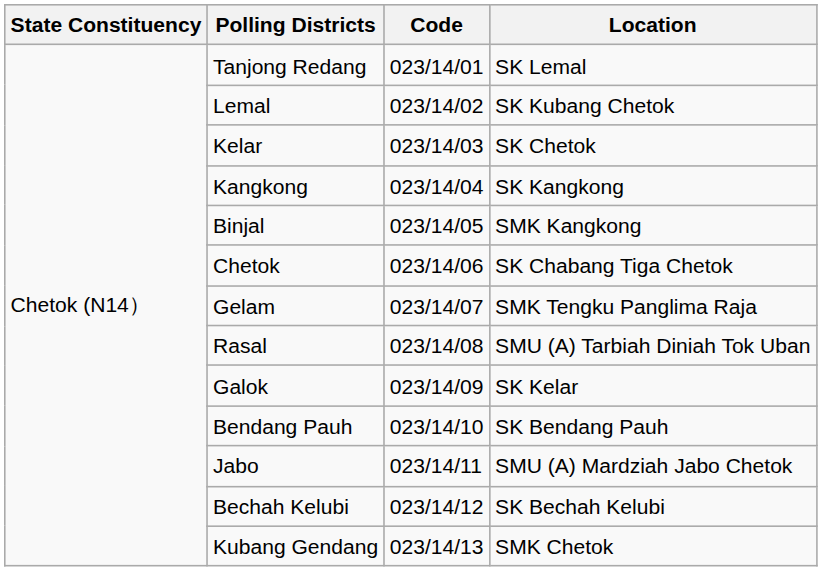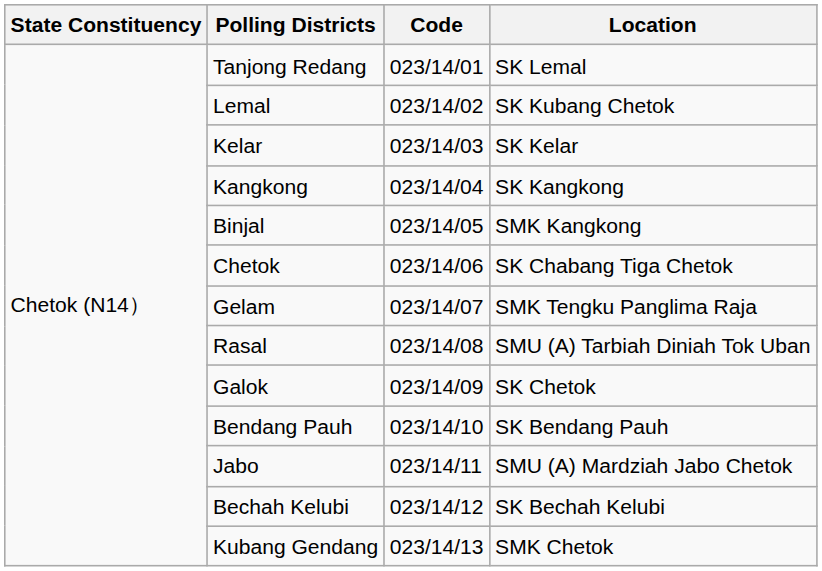(545, 146) SK Chetok -> (537, 146) SK Kelar
(537, 386) SK Kelar -> (545, 386) SK Chetok
